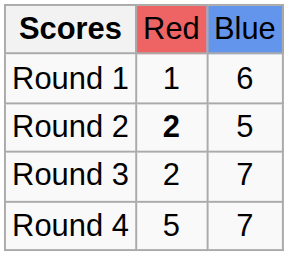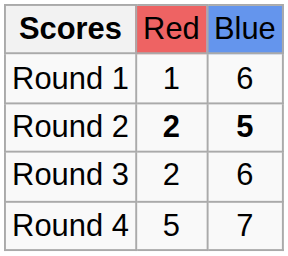(245, 126) normal -> (245, 126) bold
(245, 175) 7 -> (245, 175) 6
